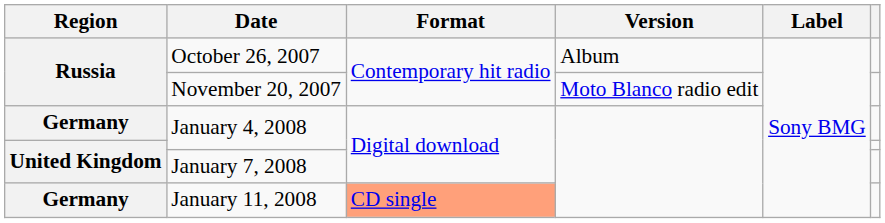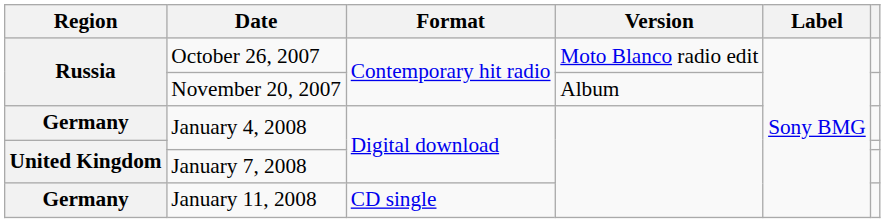(590, 55) Album -> (659, 55) Moto Blanco radio edit
(659, 88) Moto Blanco radio edit -> (590, 88) Album
(394, 199) lightsalmon background -> (394, 199) no background
